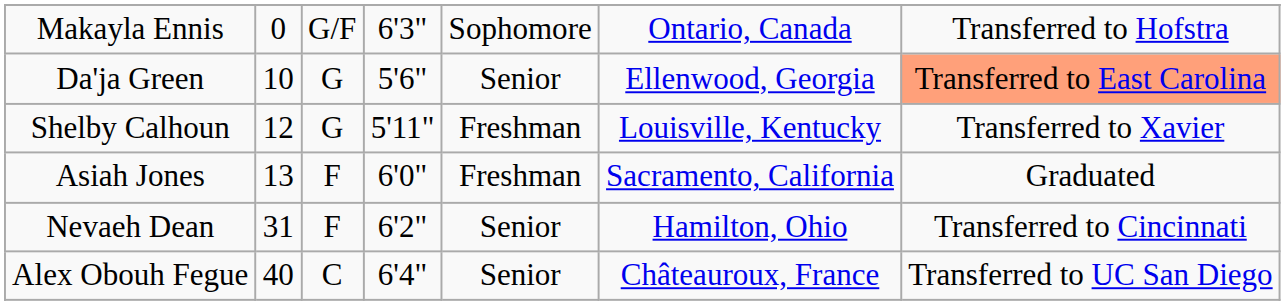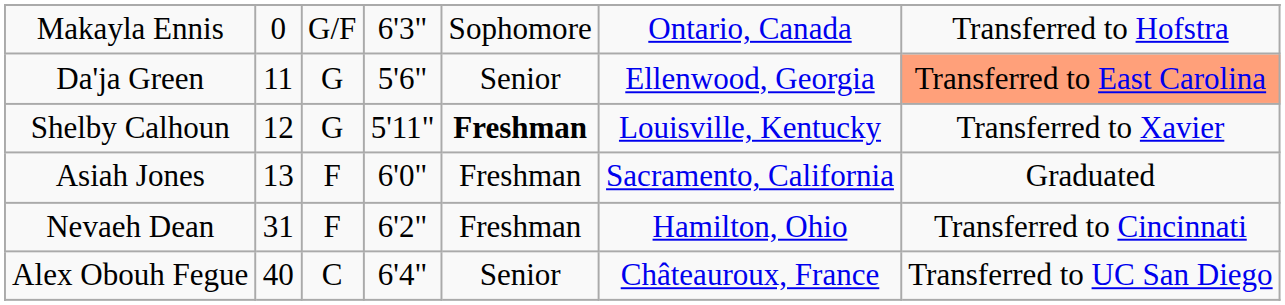(278, 78) 10 -> (278, 78) 11
(520, 127) normal -> (520, 127) bold
(520, 226) Senior -> (520, 226) Freshman
